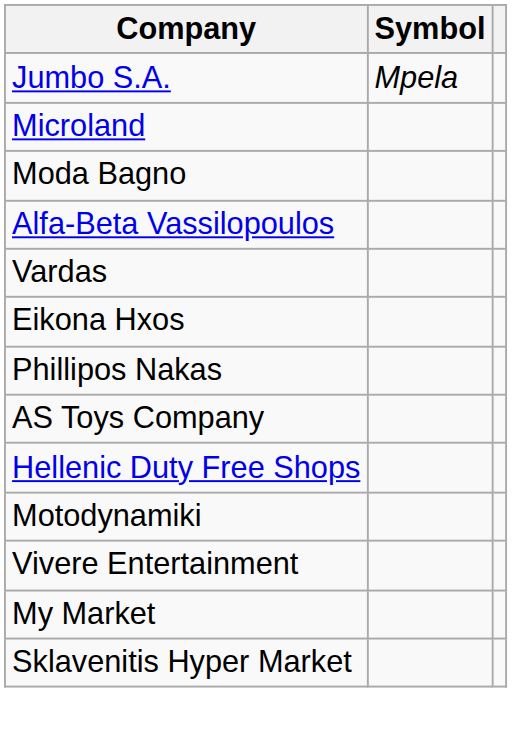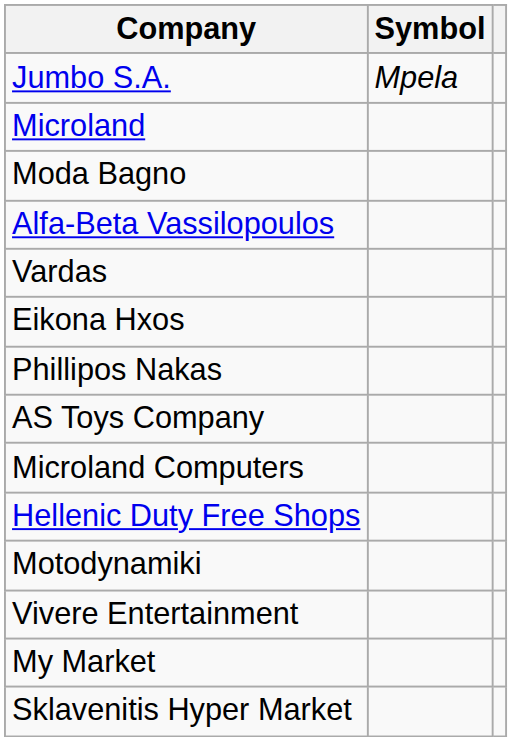+ row: (158, 467)
